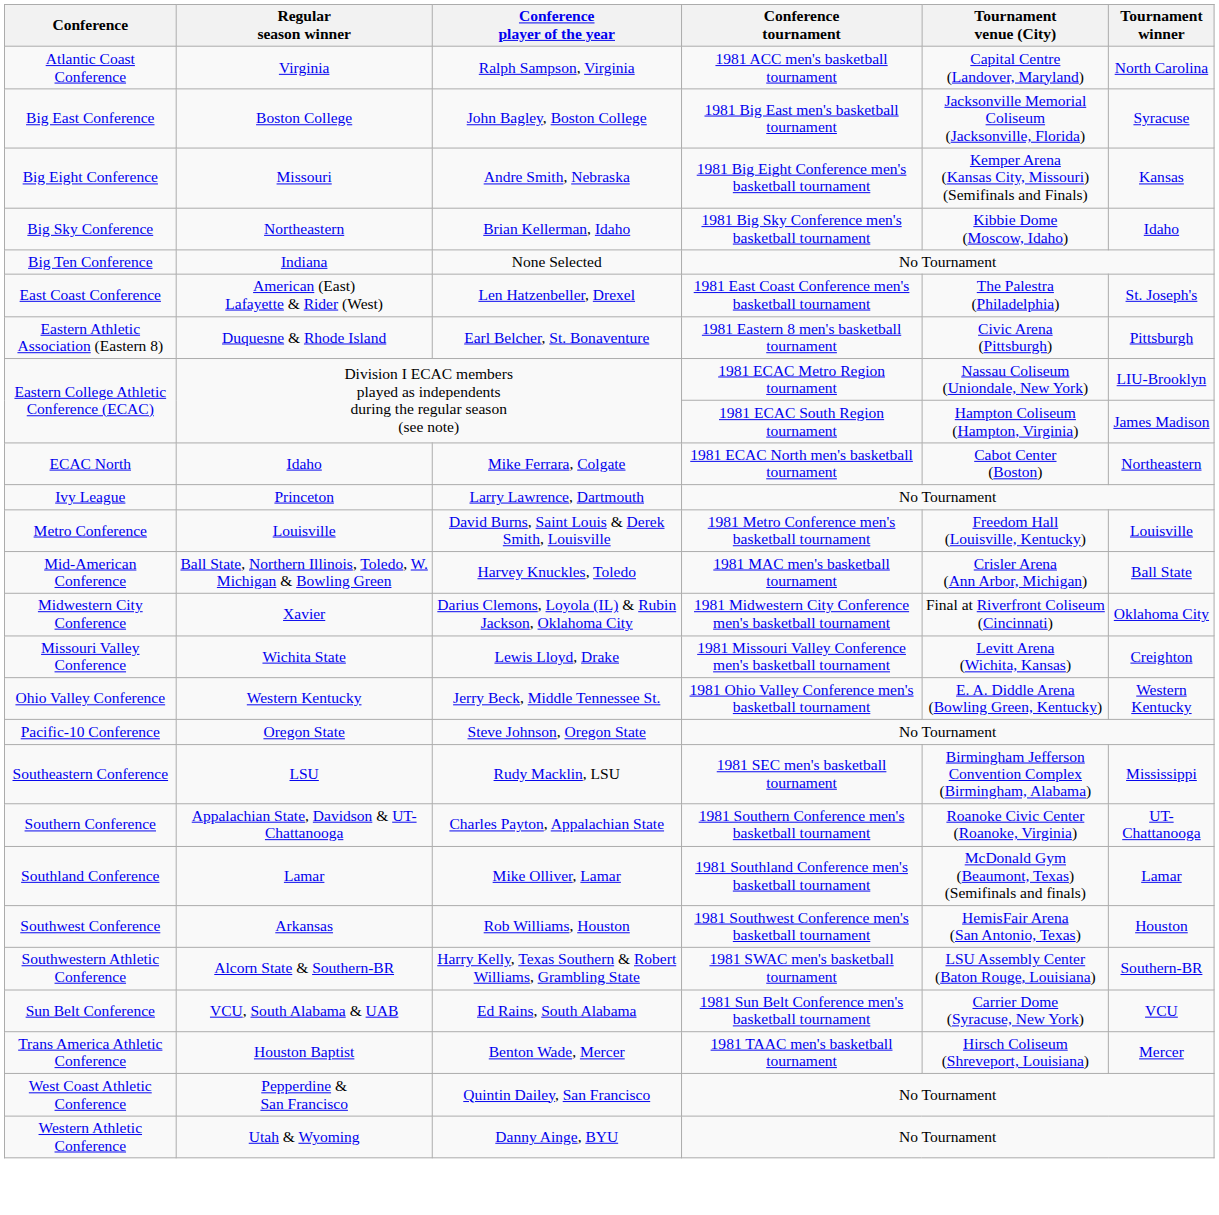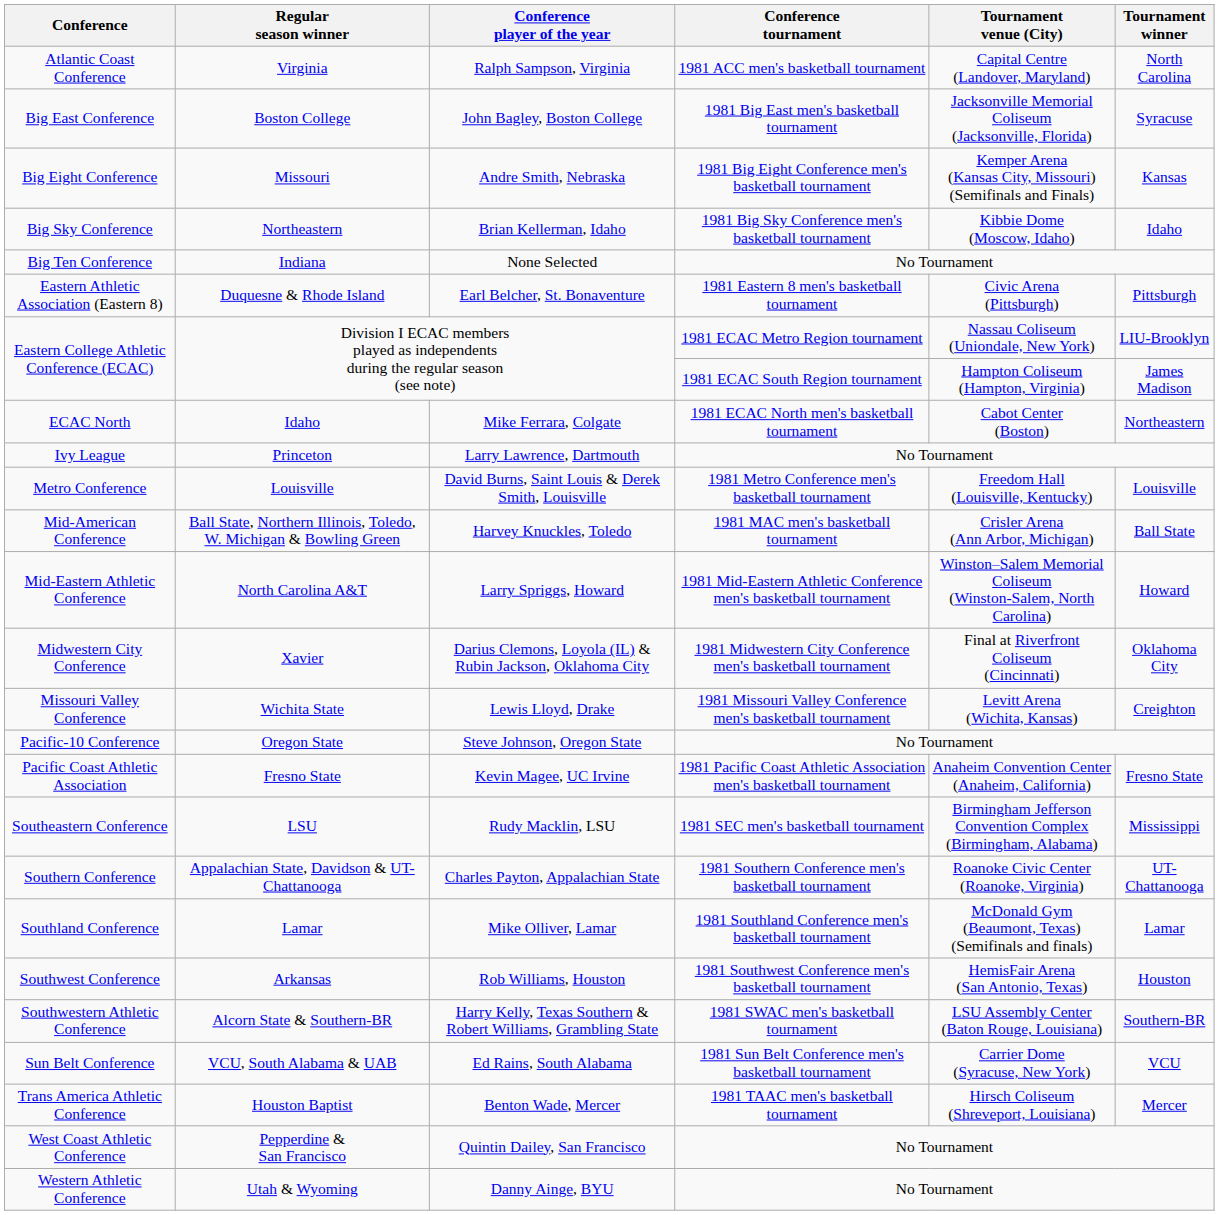- row: (90, 295)
+ row: (90, 589)
- row: (90, 698)
+ row: (90, 775)
